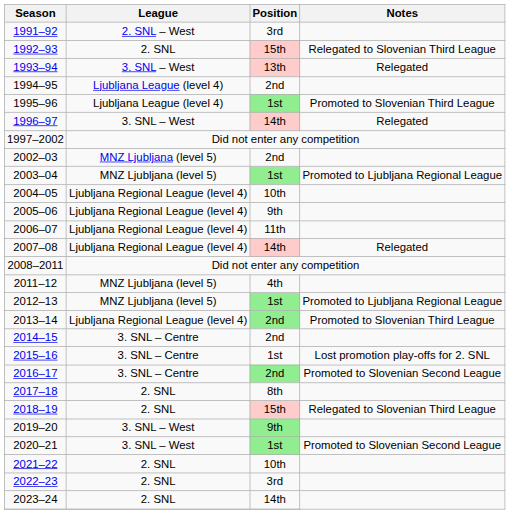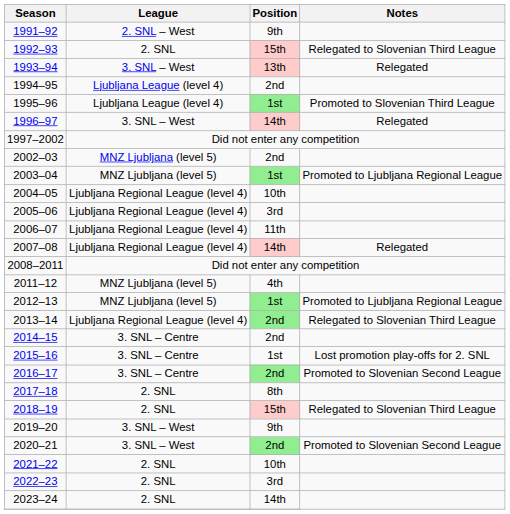(275, 31) 3rd -> (275, 31) 9th
(275, 211) 9th -> (275, 211) 3rd
(402, 319) Promoted to Slovenian Third League -> (402, 319) Relegated to Slovenian Third League
(275, 427) lightgreen background -> (275, 427) no background
(275, 445) 1st -> (275, 445) 2nd
